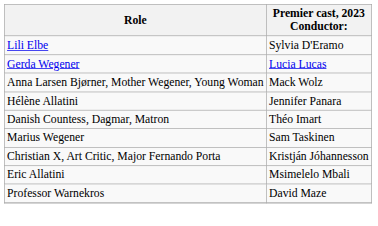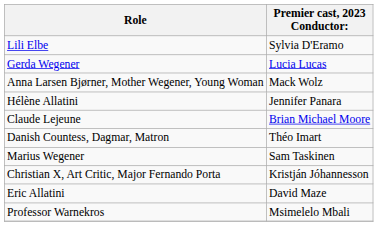+ row: (44, 119)
(309, 175) Msimelelo Mbali -> (298, 193) David Maze
(298, 193) David Maze -> (309, 212) Msimelelo Mbali
